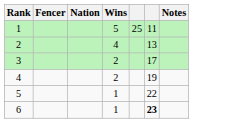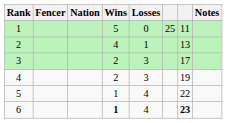+ column: (146, 12)
(116, 110) normal -> (116, 110) bold
